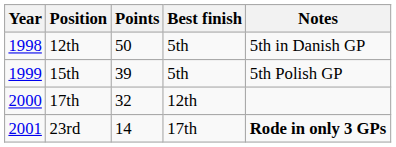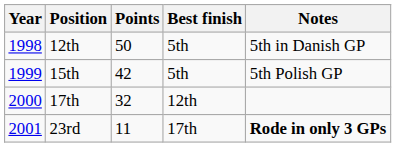(123, 73) 39 -> (123, 73) 42
(123, 128) 14 -> (123, 128) 11
